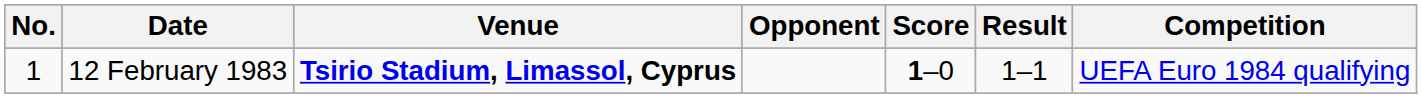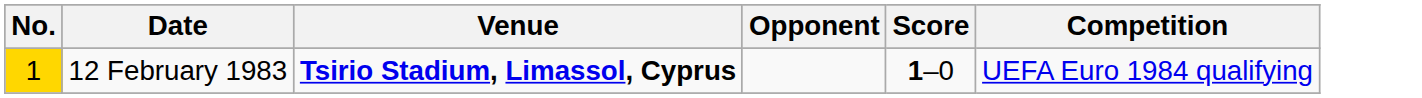- column: (1024, 26)
(34, 70) no background -> (34, 70) gold background
